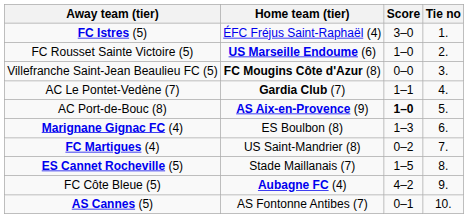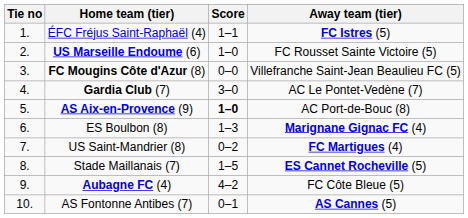columns swapped: (443, 14) <-> (112, 14)
(403, 33) 3–0 -> (228, 33) 1–1
(403, 90) 1–1 -> (228, 90) 3–0
